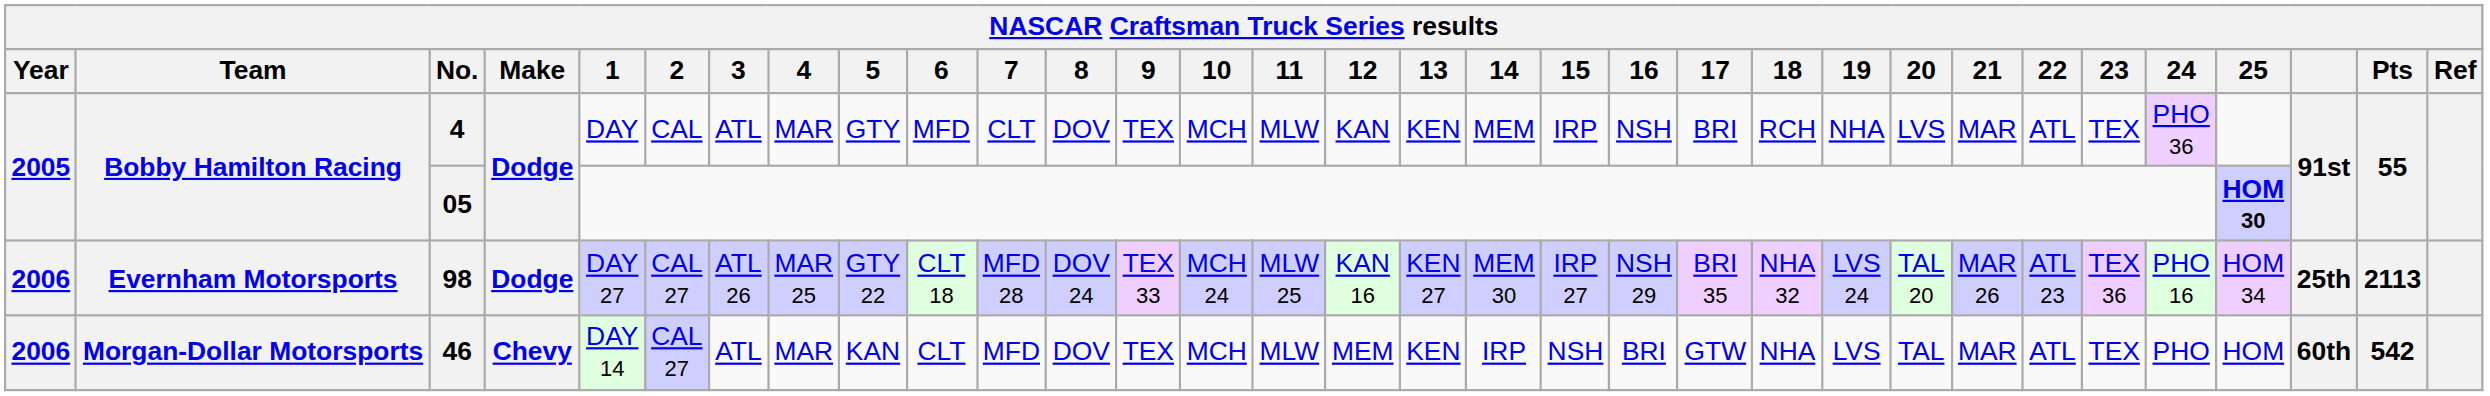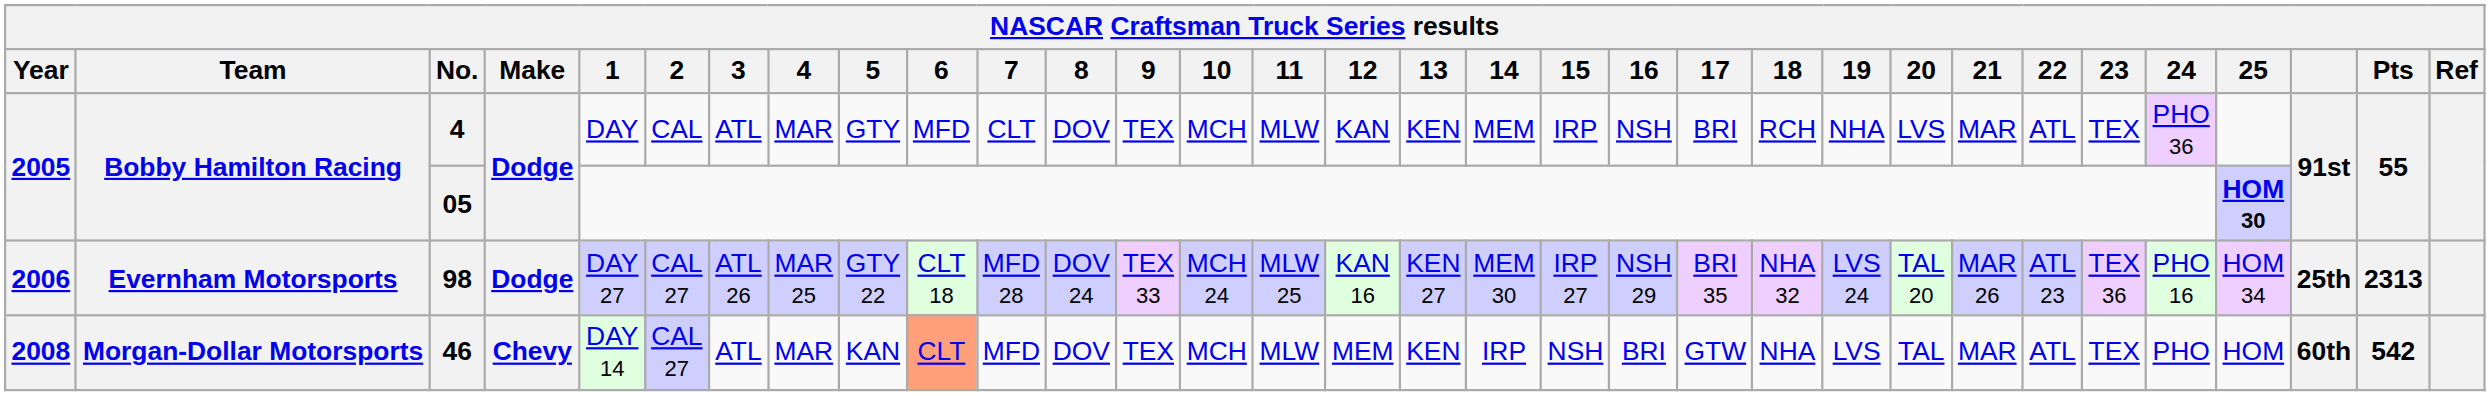(2393, 278) 2113 -> (2393, 278) 2313
(41, 352) 2006 -> (41, 352) 2008
(941, 352) no background -> (941, 352) lightsalmon background
